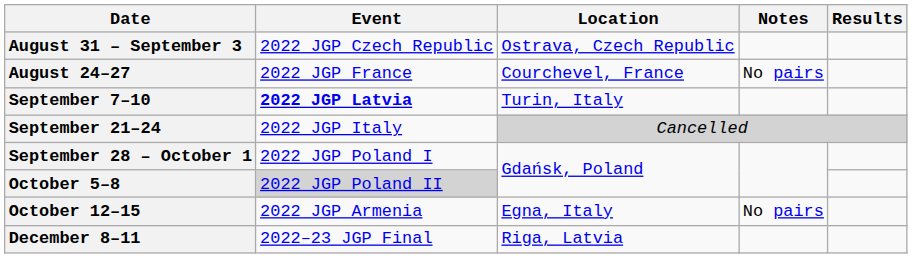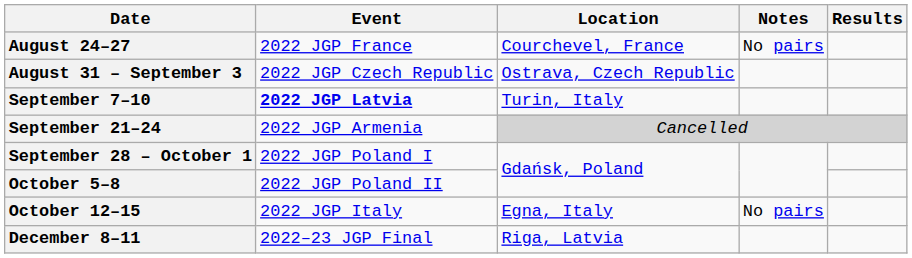rows swapped: (70, 74) <-> (125, 46)
(331, 129) 2022 JGP Italy -> (341, 129) 2022 JGP Armenia
(351, 184) lightgrey background -> (351, 184) no background
(341, 211) 2022 JGP Armenia -> (331, 211) 2022 JGP Italy
